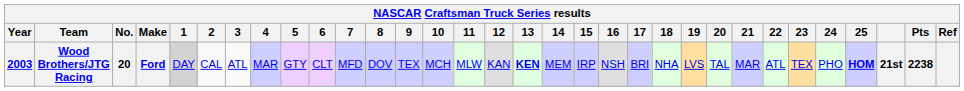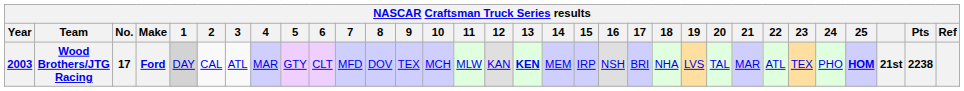(124, 64) 20 -> (124, 64) 17
